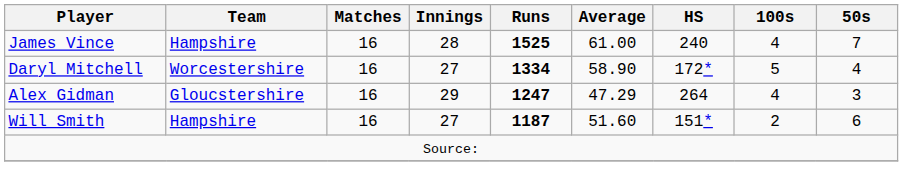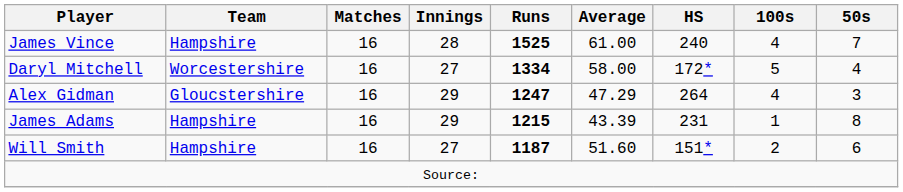(612, 70) 58.90 -> (612, 70) 58.00
+ row: (61, 122)
